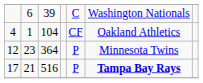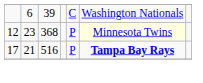- row: (13, 31)
(49, 50) 364 -> (49, 31) 368
(139, 50) no background -> (132, 31) lightyellow background
